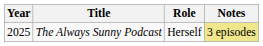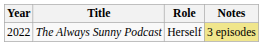(19, 32) 2025 -> (19, 32) 2022
